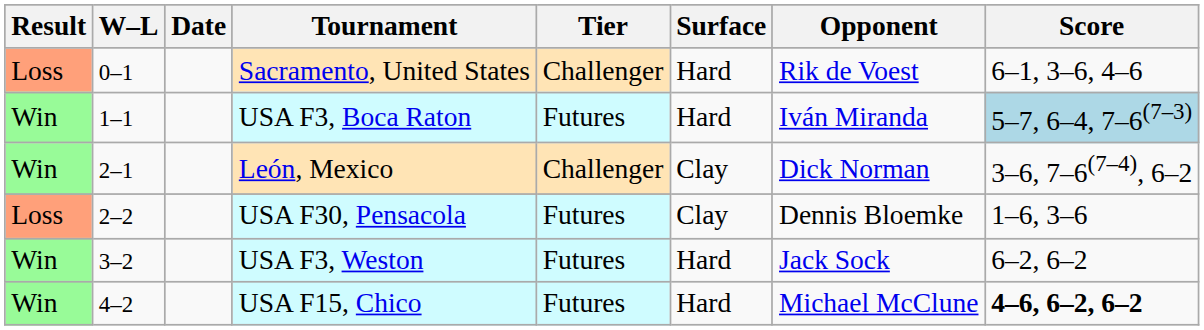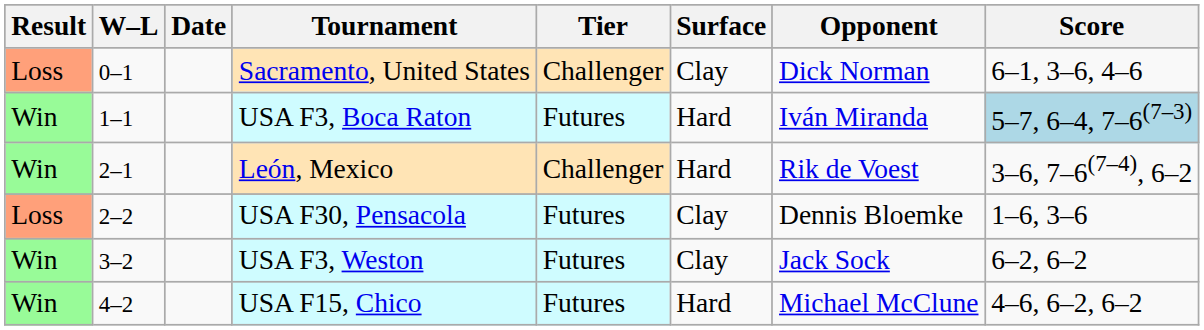(704, 69) Hard -> (702, 69) Clay
(849, 69) Rik de Voest -> (854, 69) Dick Norman
(702, 168) Clay -> (704, 168) Hard
(854, 168) Dick Norman -> (849, 168) Rik de Voest
(704, 259) Hard -> (702, 259) Clay
(1067, 303) bold -> (1067, 303) normal
